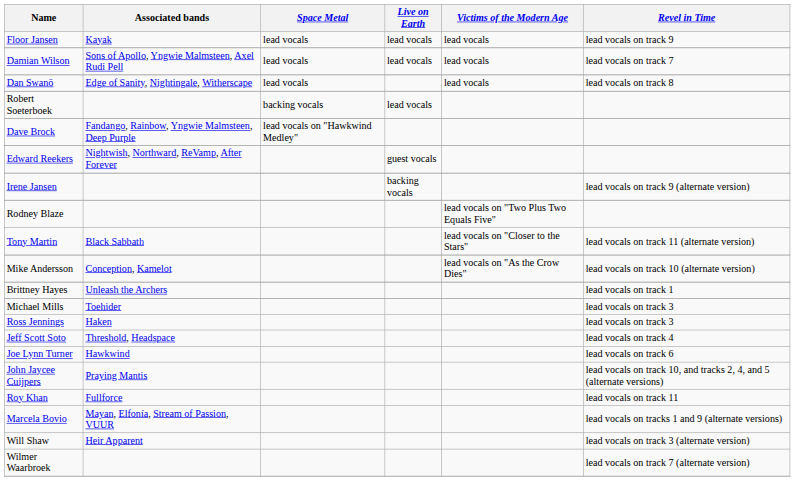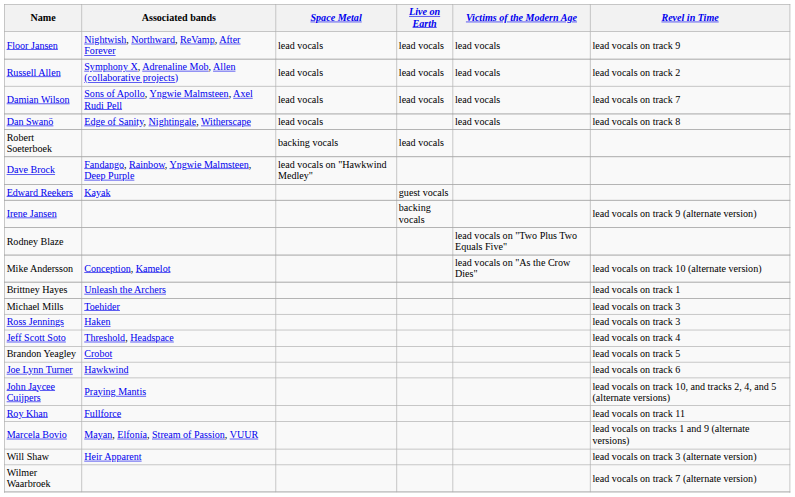(99, 39) Kayak -> (162, 45) Nightwish, Northward, ReVamp, After Forever
+ row: (34, 72)
(164, 159) Nightwish, Northward, ReVamp, After Forever -> (97, 192) Kayak
- row: (32, 241)
+ row: (41, 354)
